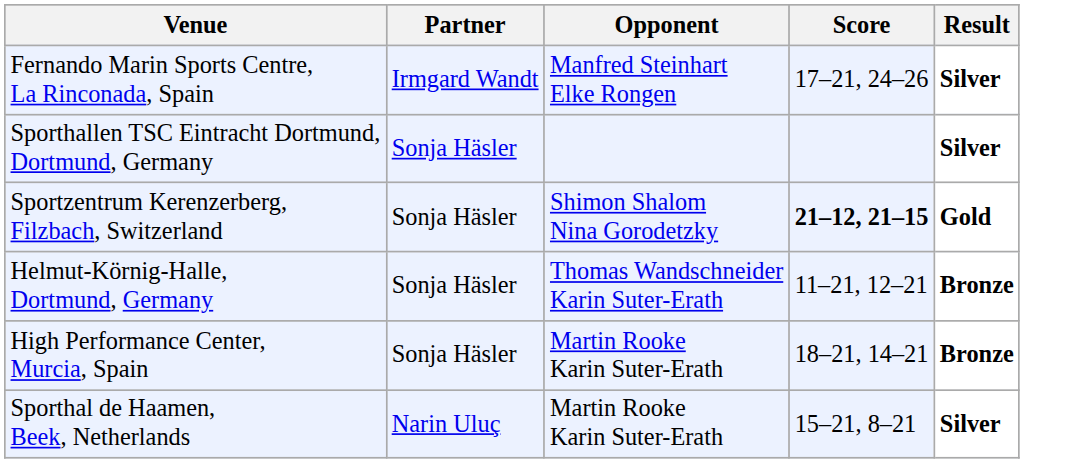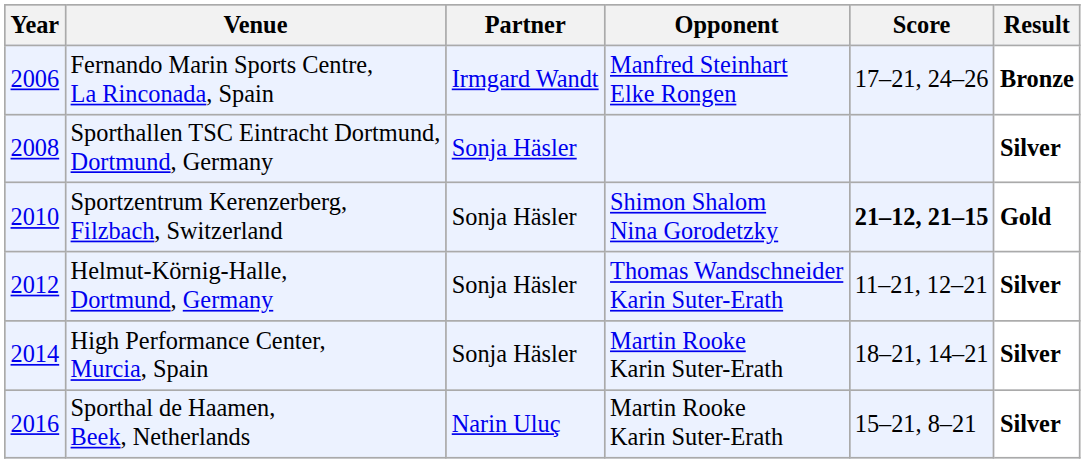+ column: (35, 24)
(970, 79) Silver -> (1037, 79) Bronze
(977, 286) Bronze -> (1030, 286) Silver
(977, 354) Bronze -> (1030, 354) Silver
